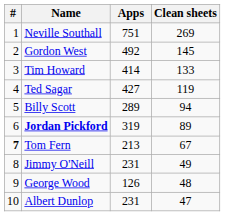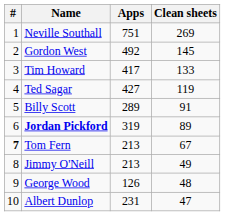(131, 70) 414 -> (131, 70) 417
(185, 107) 94 -> (185, 107) 91
(131, 164) 231 -> (131, 164) 213
